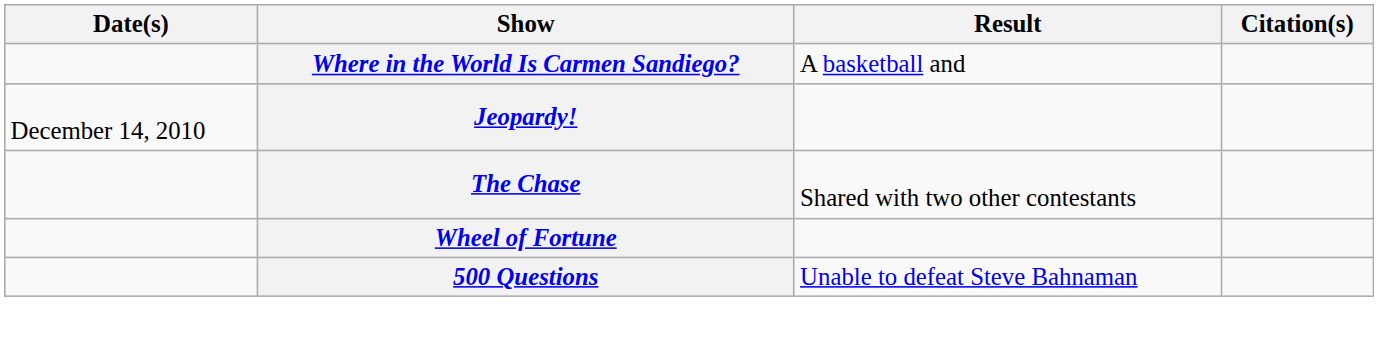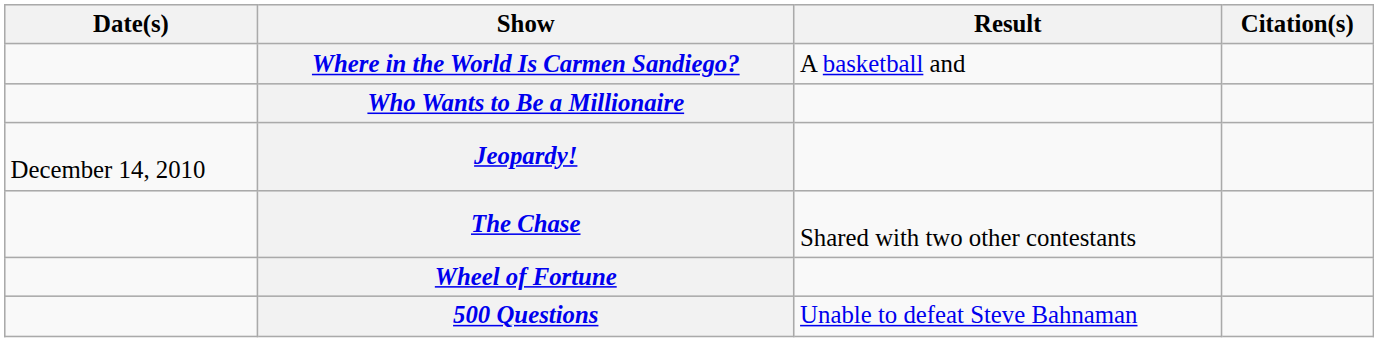+ row: (526, 102)
